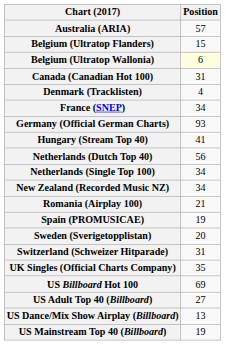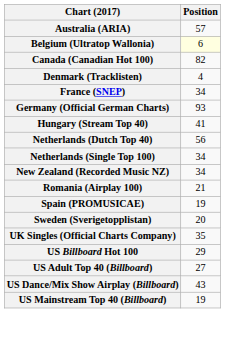- row: (93, 44)
(201, 76) 31 -> (201, 60) 82
- row: (93, 252)
(201, 284) 69 -> (201, 252) 29
(201, 316) 13 -> (201, 284) 43
